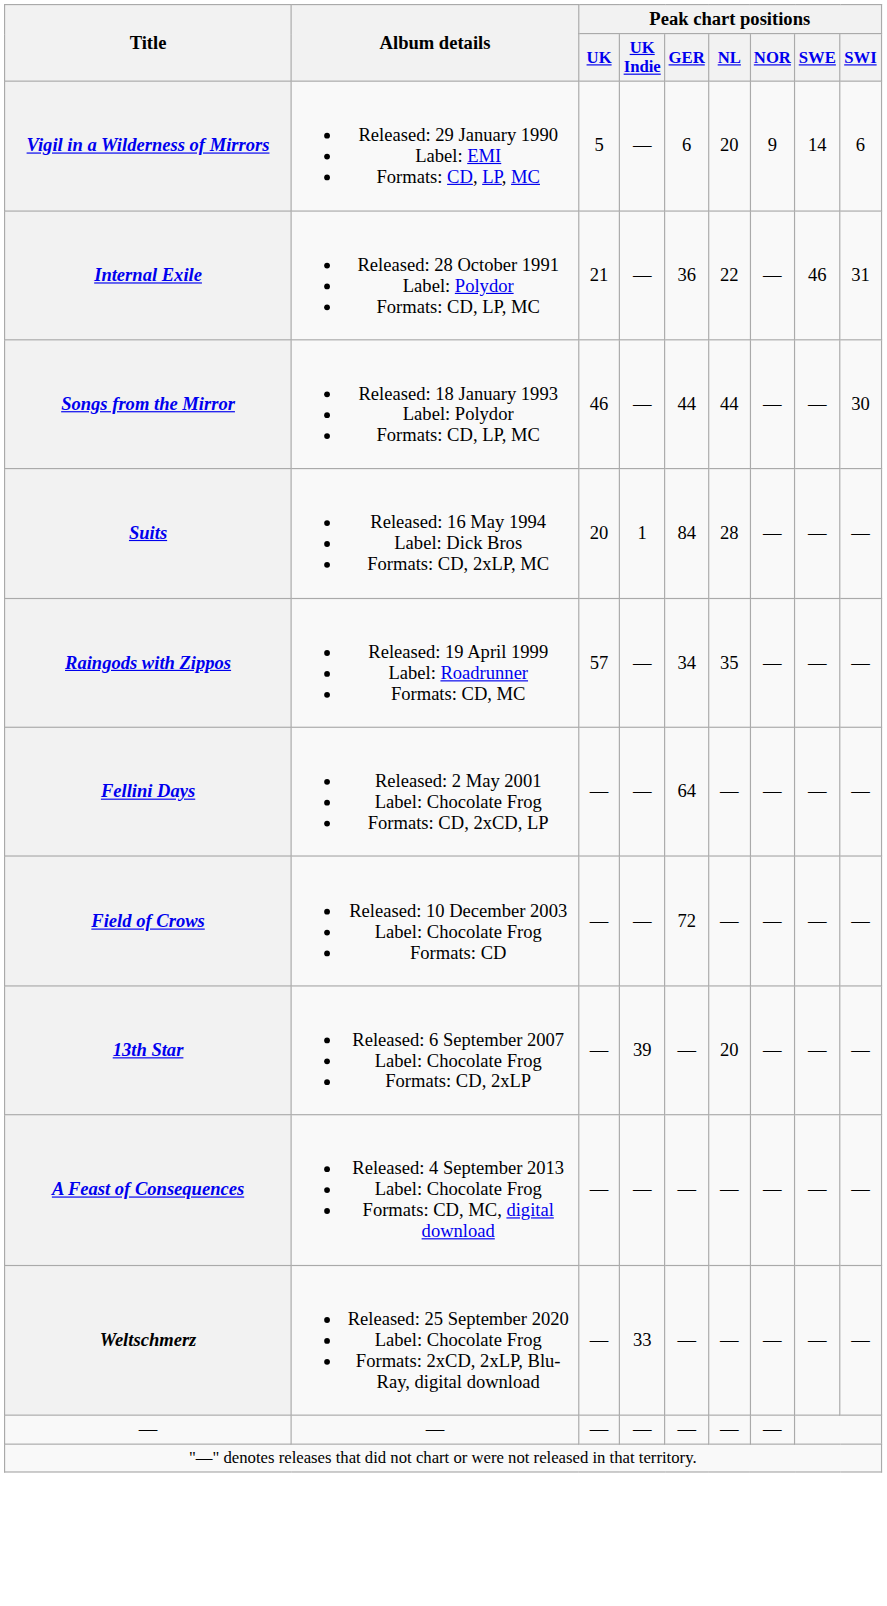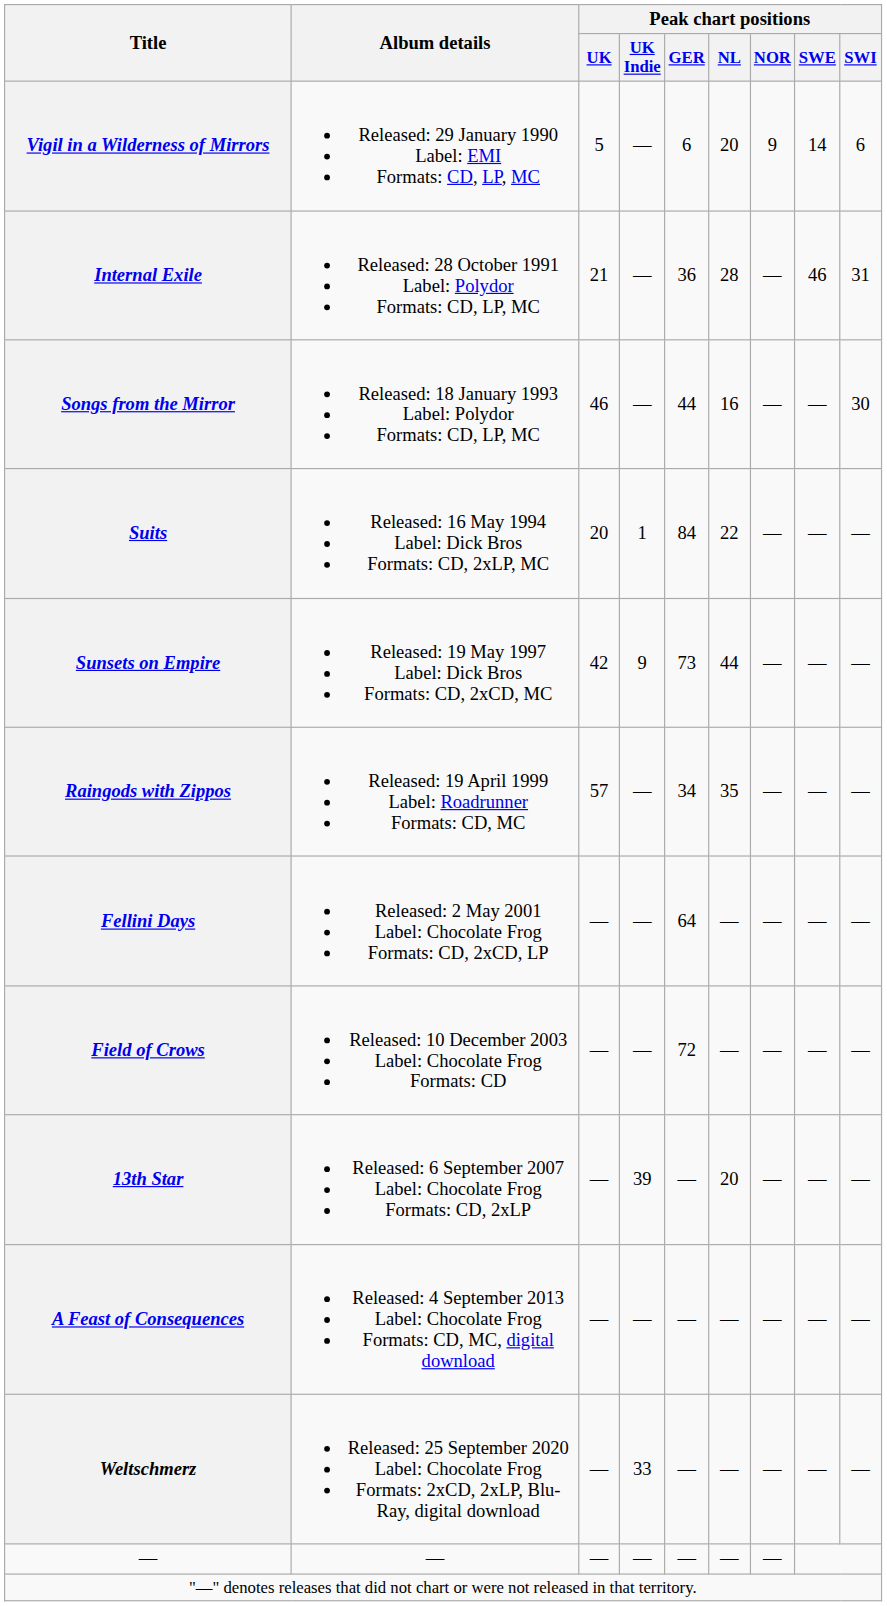(729, 274) 22 -> (729, 274) 28
(729, 404) 44 -> (729, 404) 16
(729, 533) 28 -> (729, 533) 22
+ row: (148, 662)
